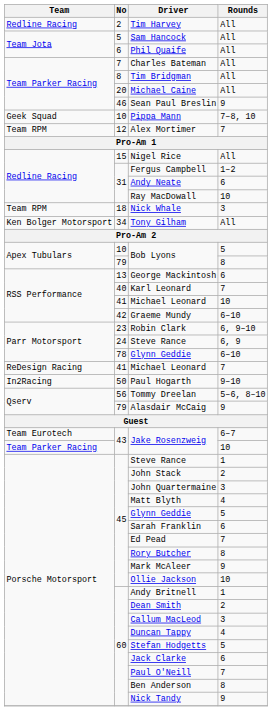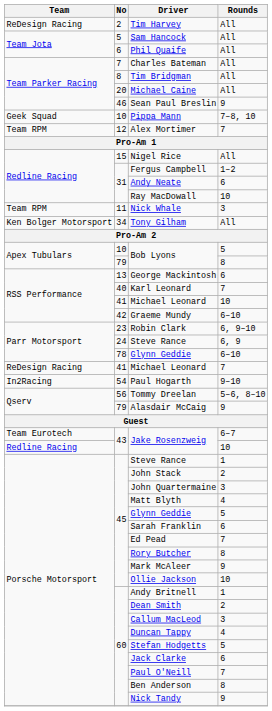(42, 24) Redline Racing -> (44, 24) ReDesign Racing
(121, 209) 18 -> (121, 209) 11
(121, 381) 50 -> (121, 381) 54
(52, 448) Team Parker Racing -> (42, 448) Redline Racing
